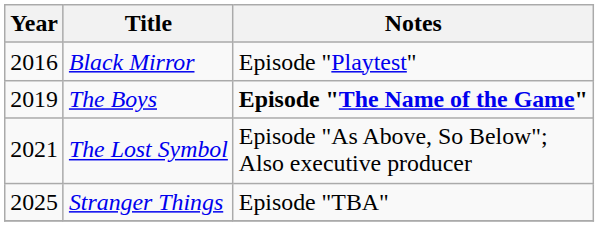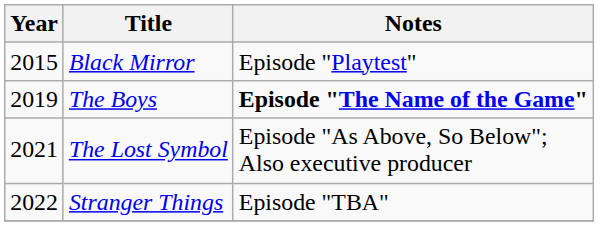(34, 61) 2016 -> (34, 61) 2015
(34, 201) 2025 -> (34, 201) 2022
